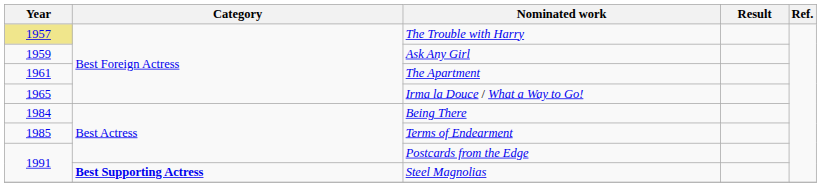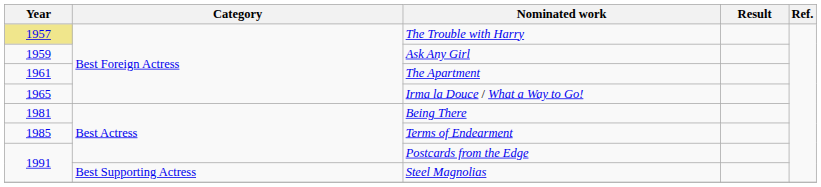(38, 113) 1984 -> (38, 113) 1981
(139, 172) bold -> (136, 172) normal
